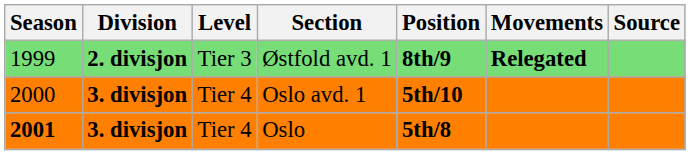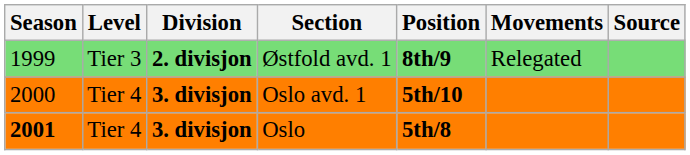columns swapped: (225, 22) <-> (137, 22)
(539, 58) bold -> (536, 58) normal
